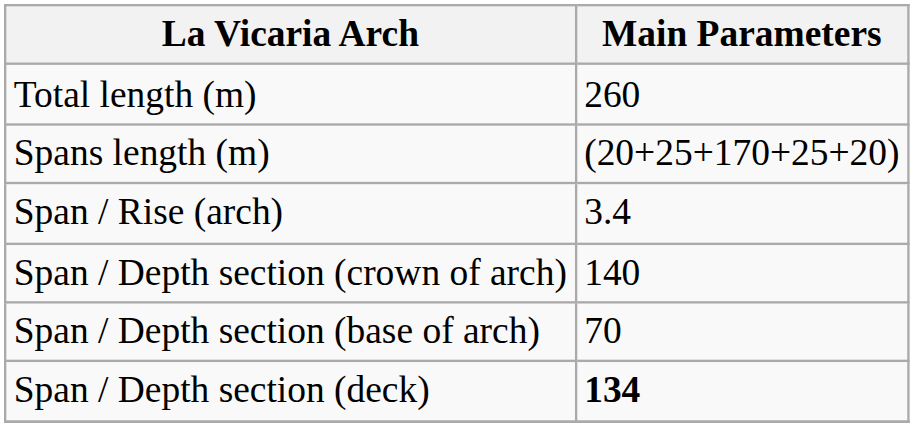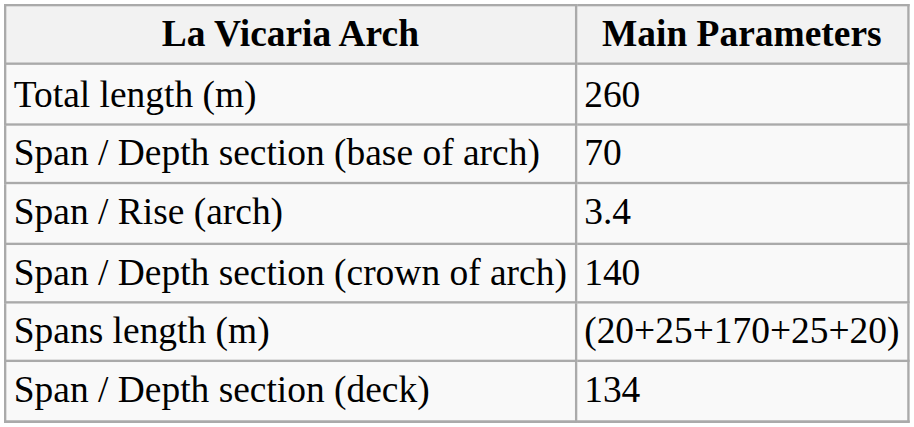rows swapped: (142, 152) <-> (277, 331)
(612, 390) bold -> (612, 390) normal
